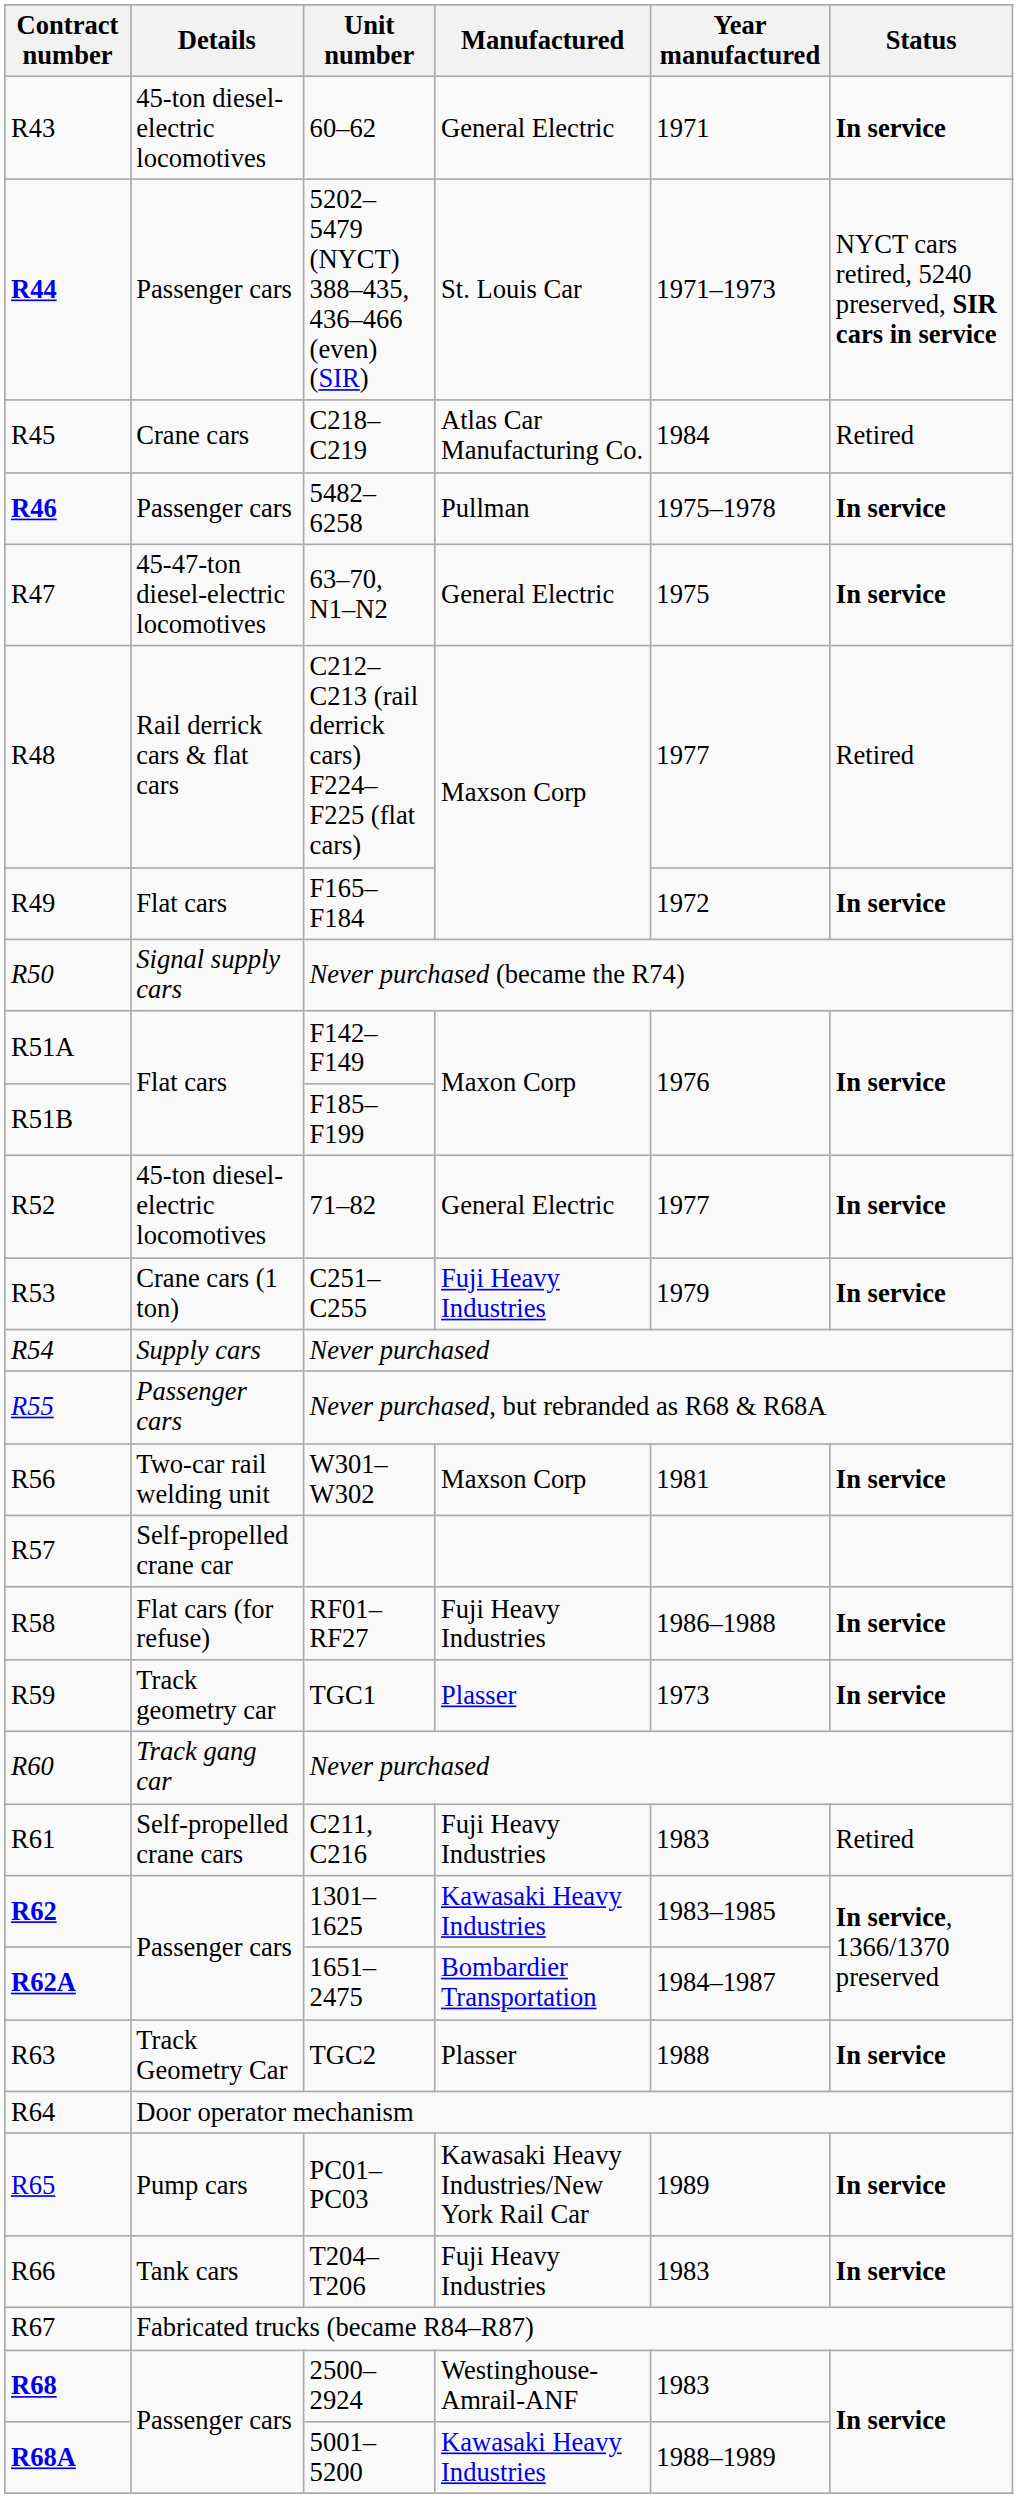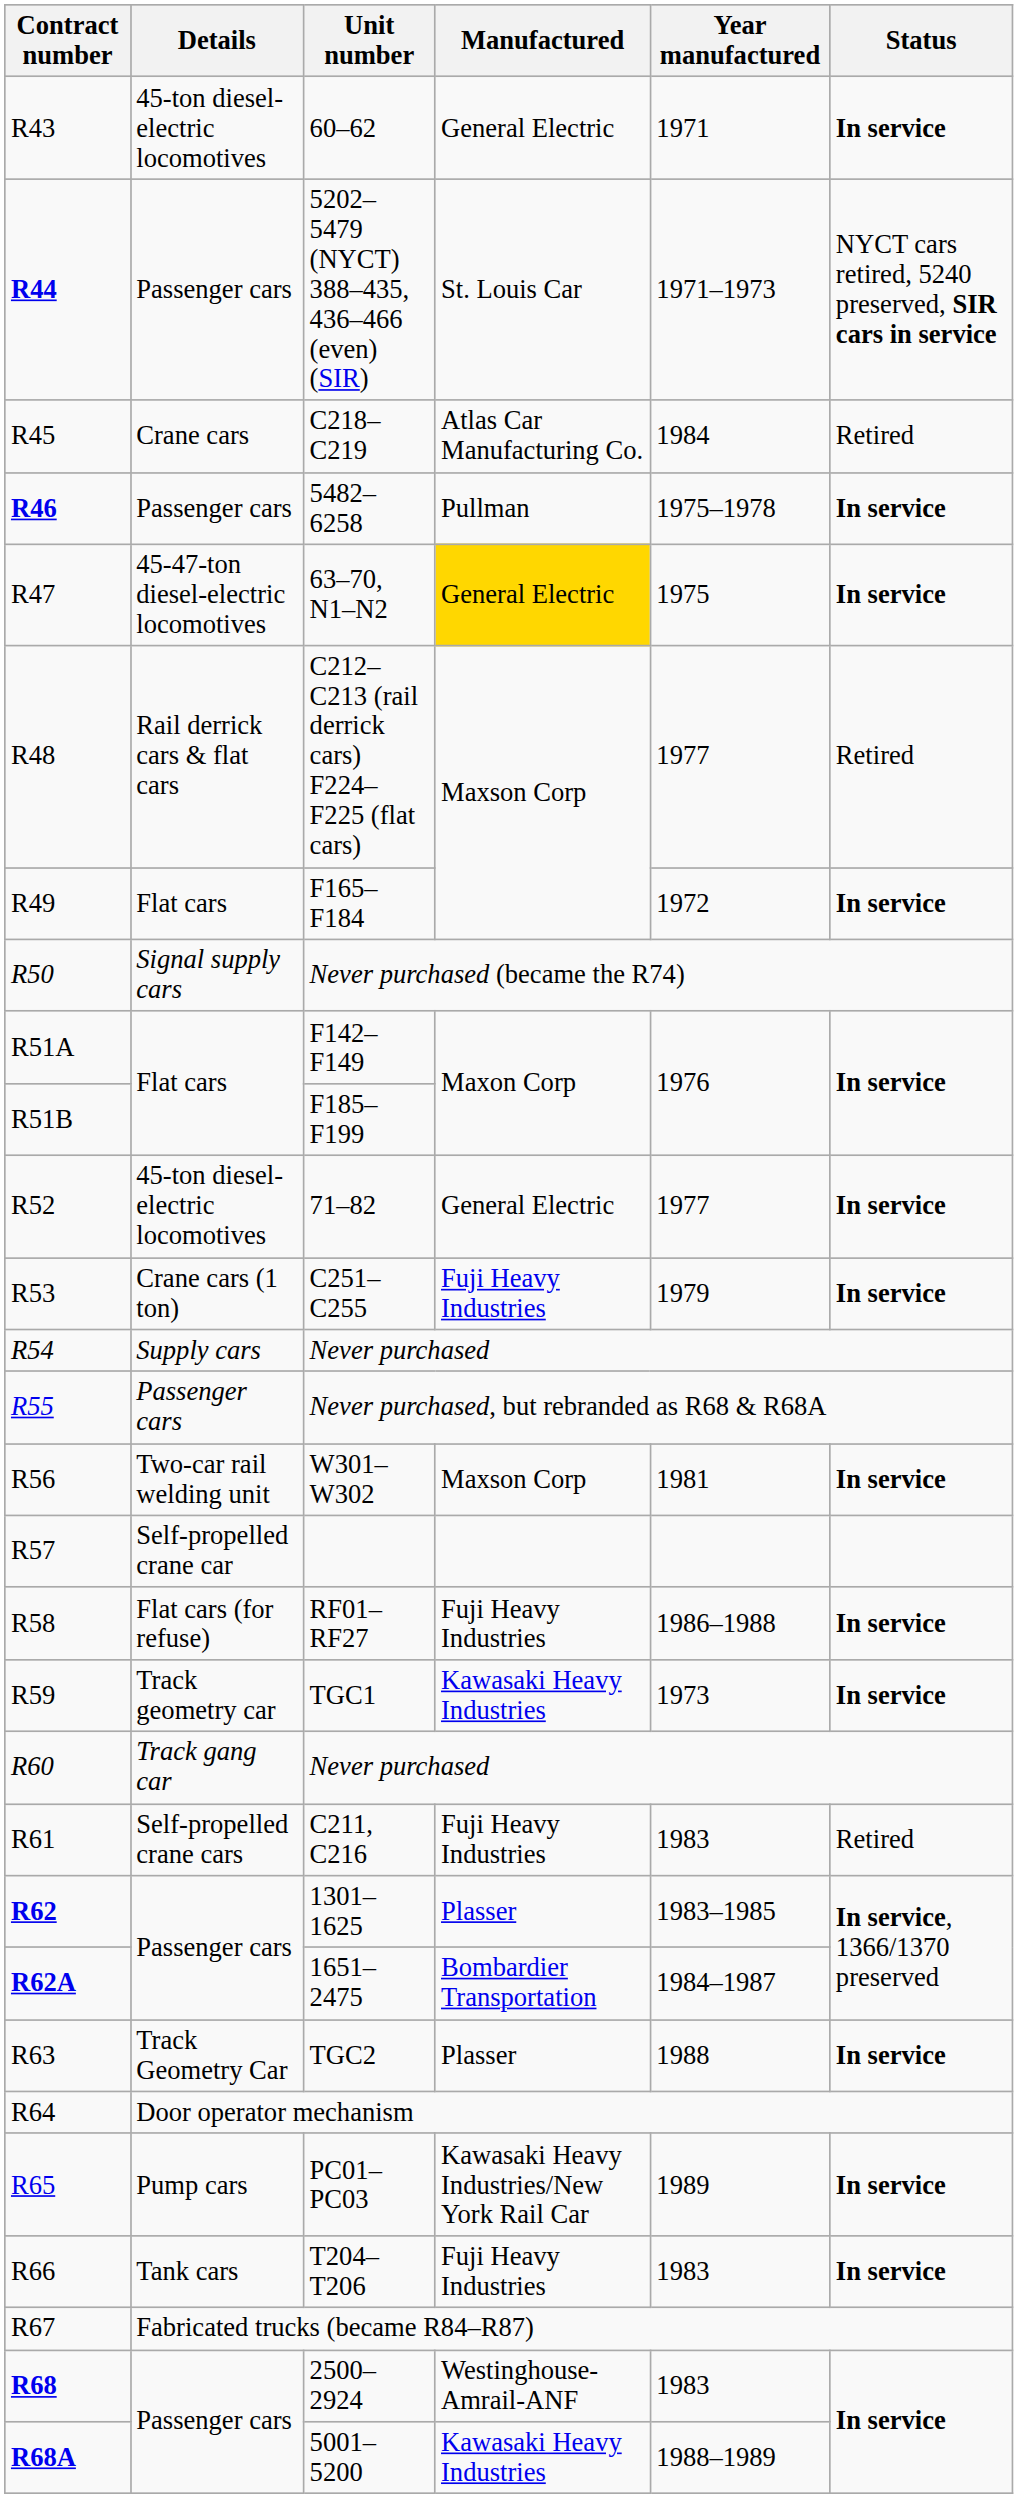(528, 594) no background -> (528, 594) gold background
(479, 1695) Plasser -> (531, 1695) Kawasaki Heavy Industries
(531, 1911) Kawasaki Heavy Industries -> (479, 1911) Plasser
